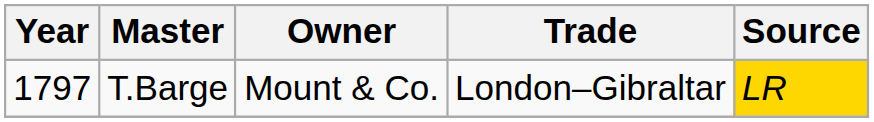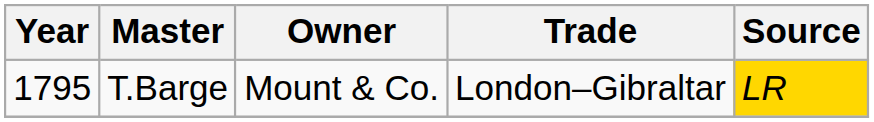(52, 87) 1797 -> (52, 87) 1795
